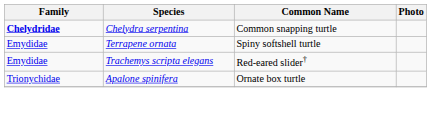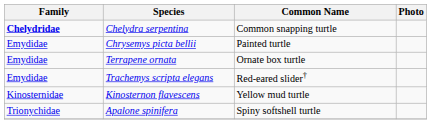+ row: (151, 44)
(278, 44) Spiny softshell turtle -> (271, 60) Ornate box turtle
+ row: (153, 95)
(271, 79) Ornate box turtle -> (278, 111) Spiny softshell turtle
